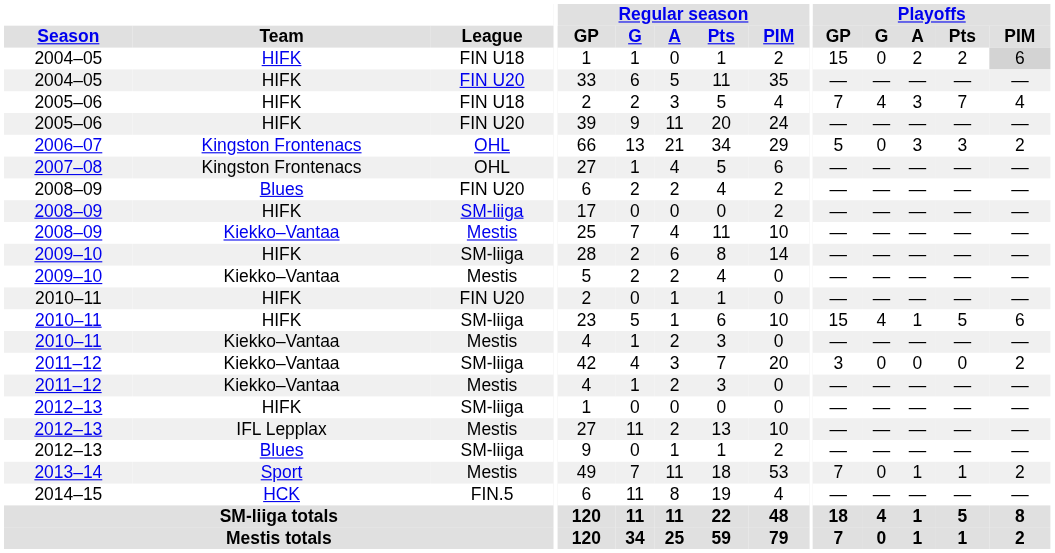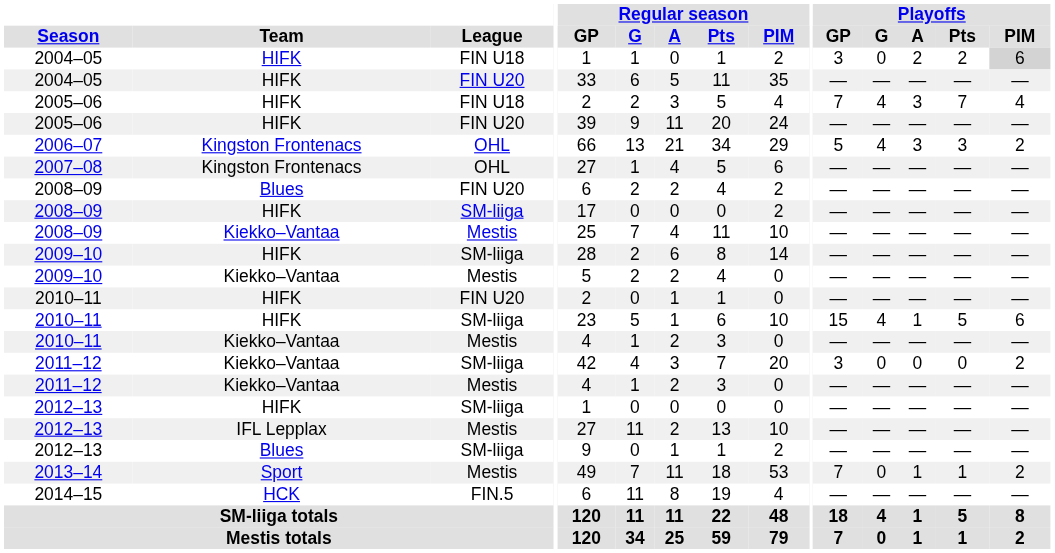(838, 58) 15 -> (838, 58) 3
(881, 145) 0 -> (881, 145) 4
